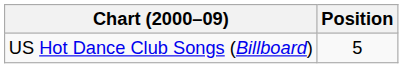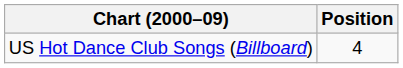(357, 47) 5 -> (357, 47) 4
